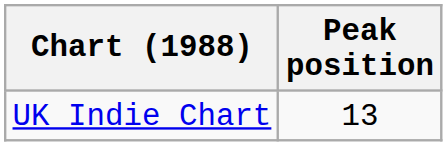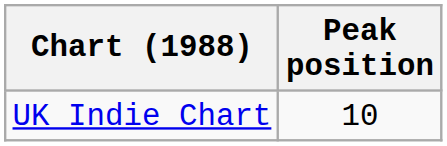(360, 116) 13 -> (360, 116) 10
